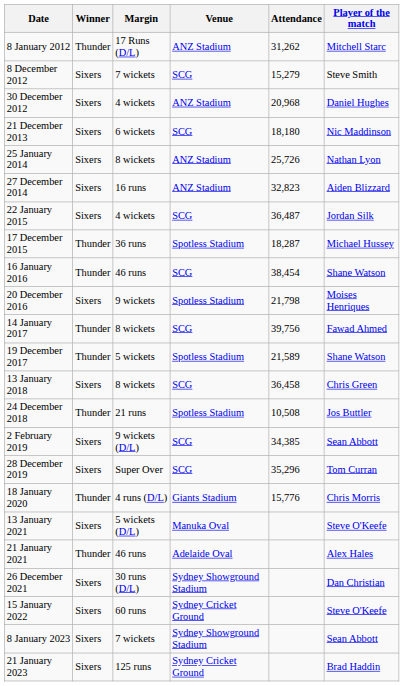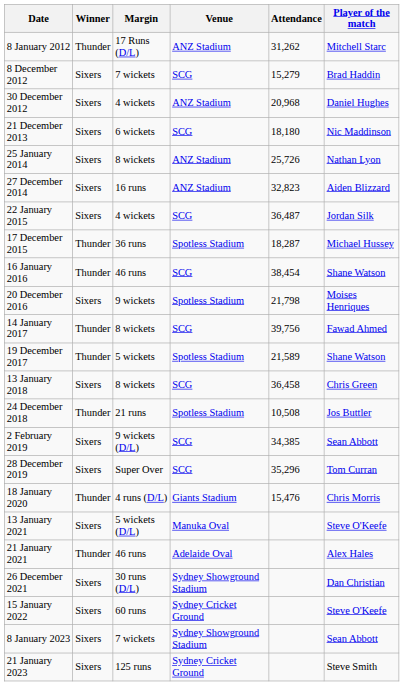(352, 74) Steve Smith -> (353, 74) Brad Haddin
(285, 497) 15,776 -> (285, 497) 15,476
(353, 667) Brad Haddin -> (352, 667) Steve Smith
